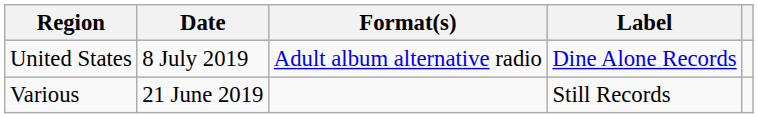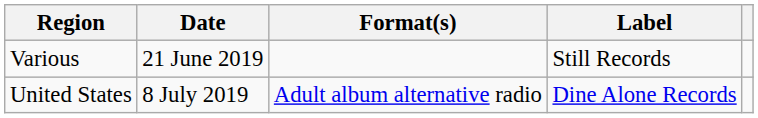rows swapped: (45, 94) <-> (71, 58)
